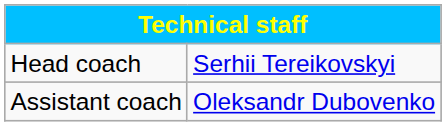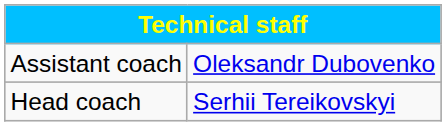rows swapped: (76, 63) <-> (96, 102)
